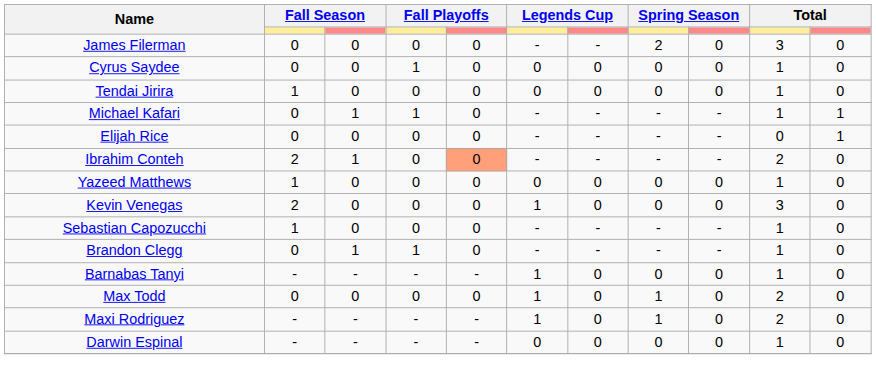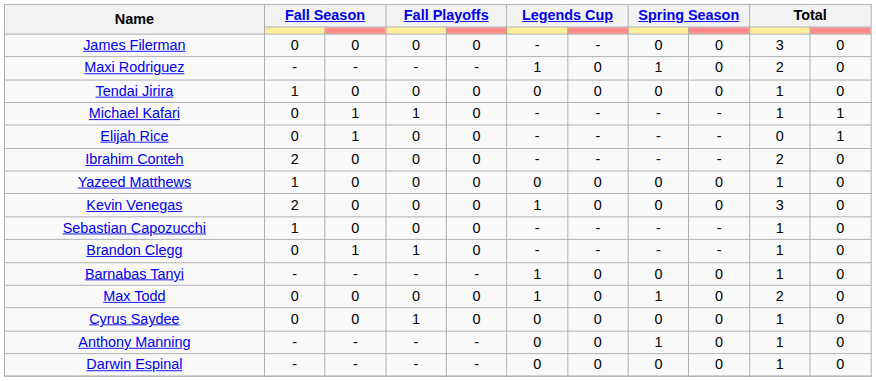(658, 45) 2 -> (658, 45) 0
rows swapped: (134, 68) <-> (134, 319)
(355, 136) 0 -> (355, 136) 1
(355, 159) 1 -> (355, 159) 0
(477, 159) lightsalmon background -> (477, 159) no background
+ row: (134, 342)
